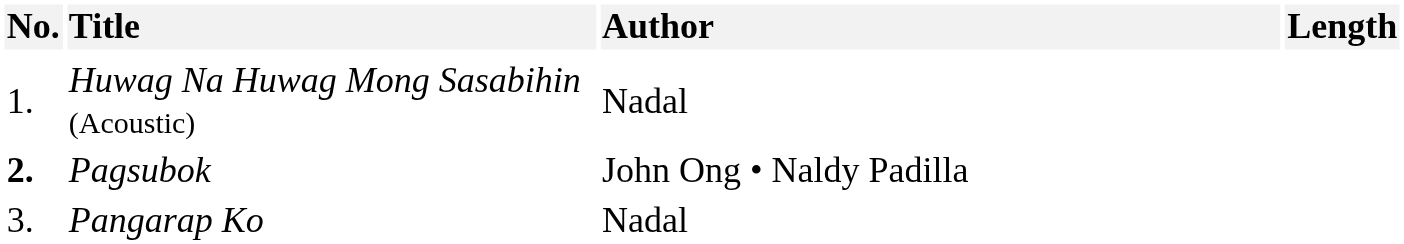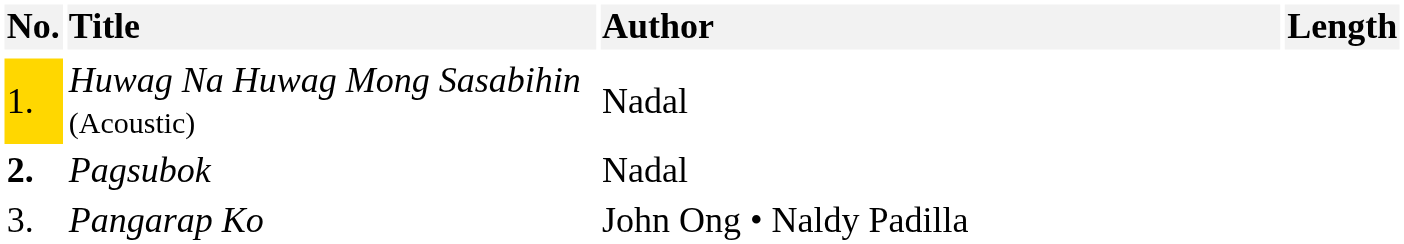(20, 100) no background -> (20, 100) gold background
(785, 170) John Ong • Naldy Padilla -> (645, 170) Nadal
(645, 219) Nadal -> (785, 219) John Ong • Naldy Padilla
